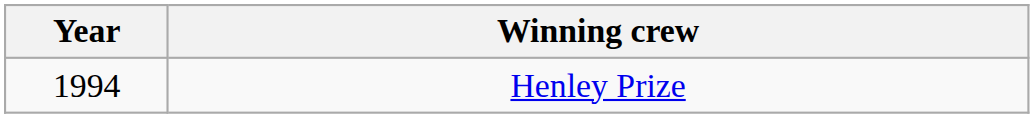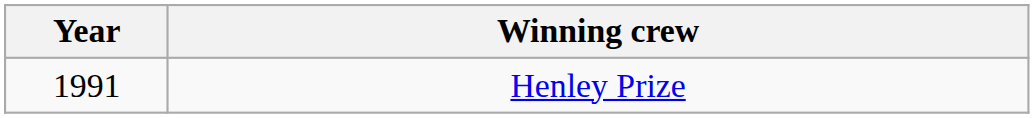(87, 84) 1994 -> (87, 84) 1991
